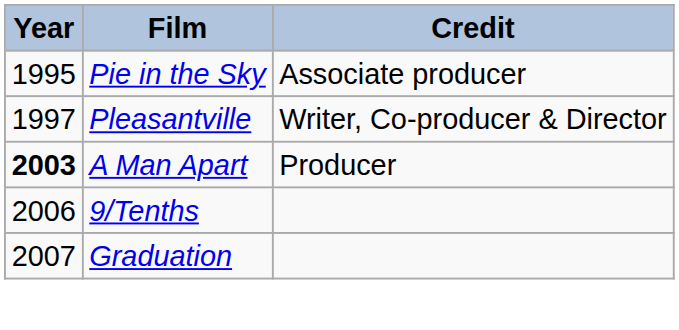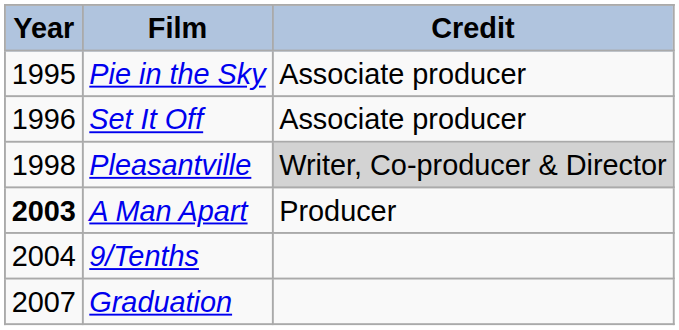+ row: (146, 119)
(44, 119) 1997 -> (44, 165) 1998
(473, 119) no background -> (473, 165) lightgrey background
(44, 211) 2006 -> (44, 257) 2004
